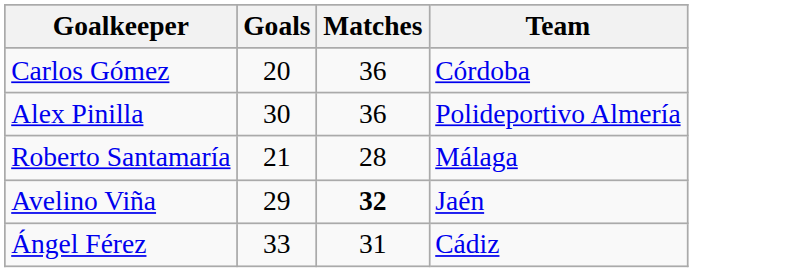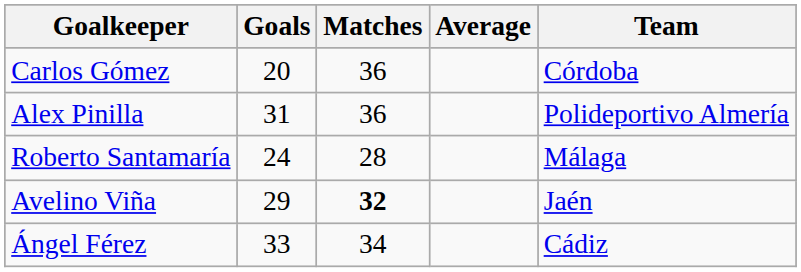+ column: (483, 26)
(277, 113) 30 -> (277, 113) 31
(277, 157) 21 -> (277, 157) 24
(373, 244) 31 -> (373, 244) 34
